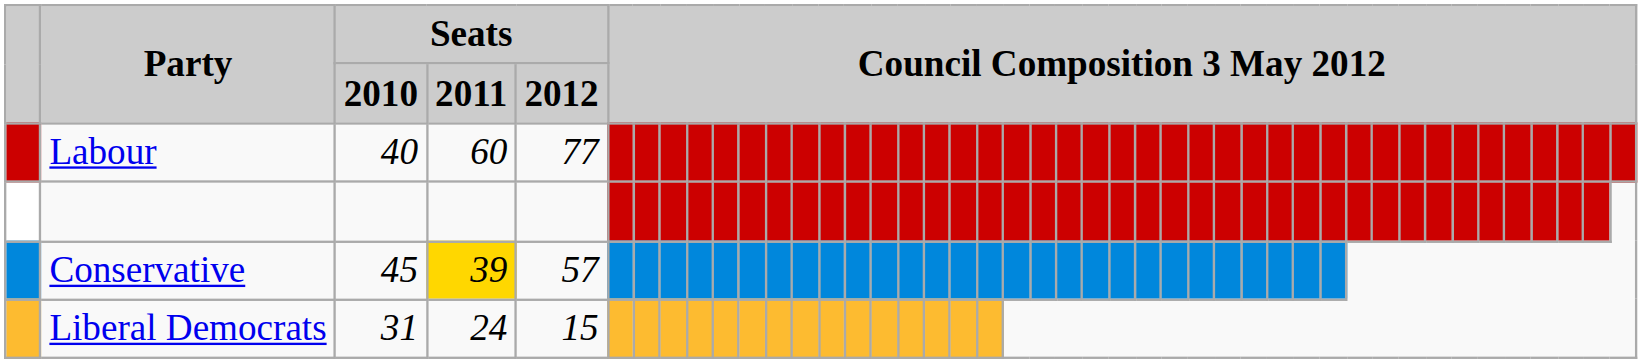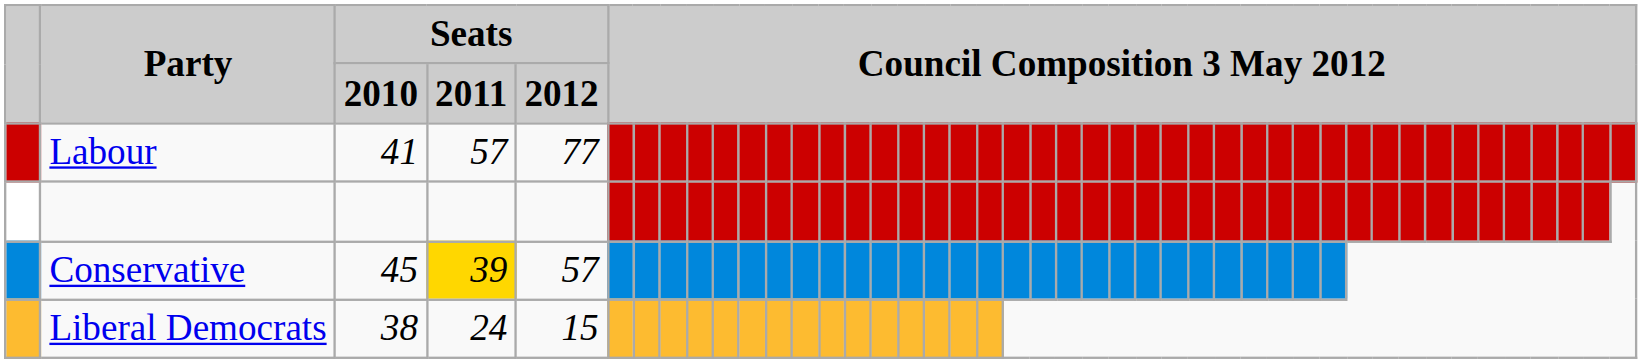(399, 151) 40 -> (399, 151) 41
(489, 151) 60 -> (489, 151) 57
(399, 328) 31 -> (399, 328) 38
